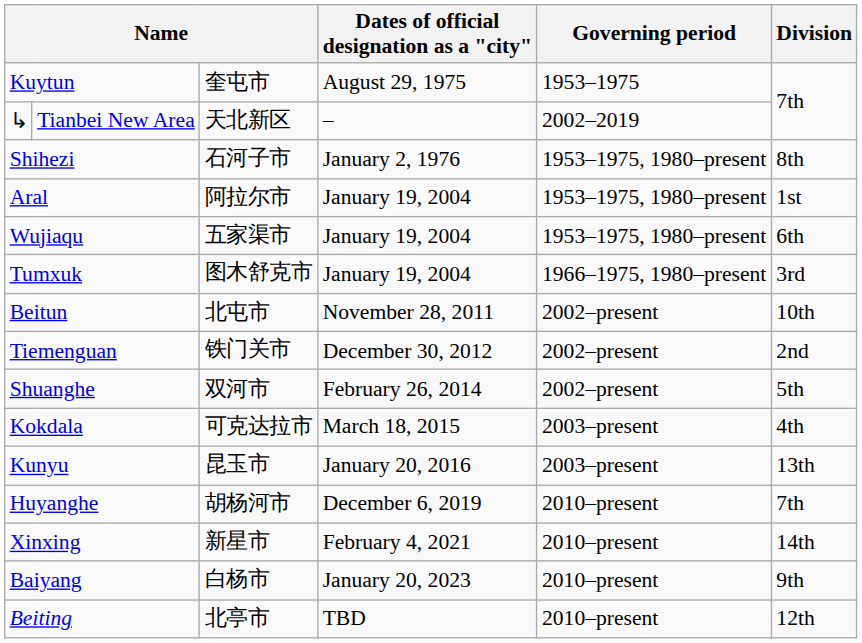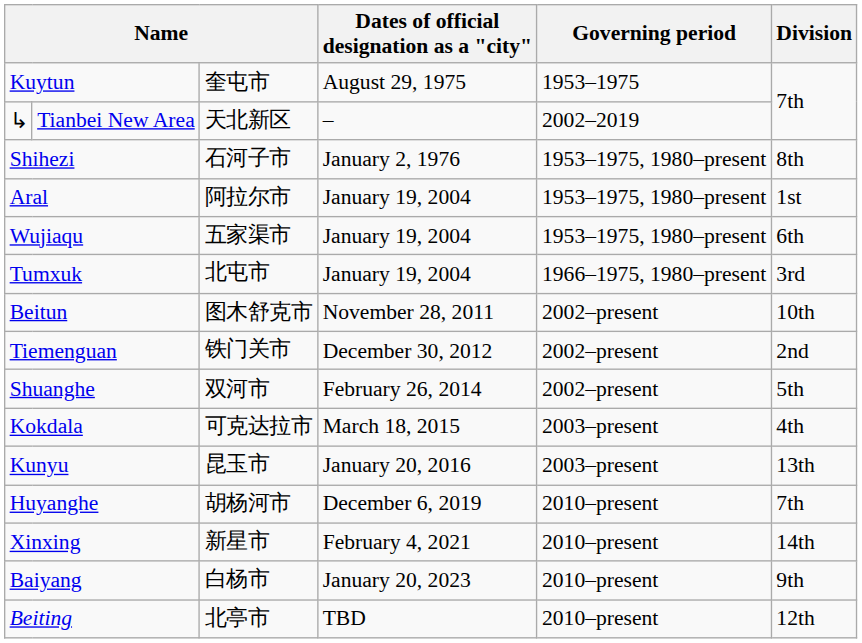(259, 273) 图木舒克市 -> (237, 273) 北屯市
(237, 311) 北屯市 -> (259, 311) 图木舒克市
